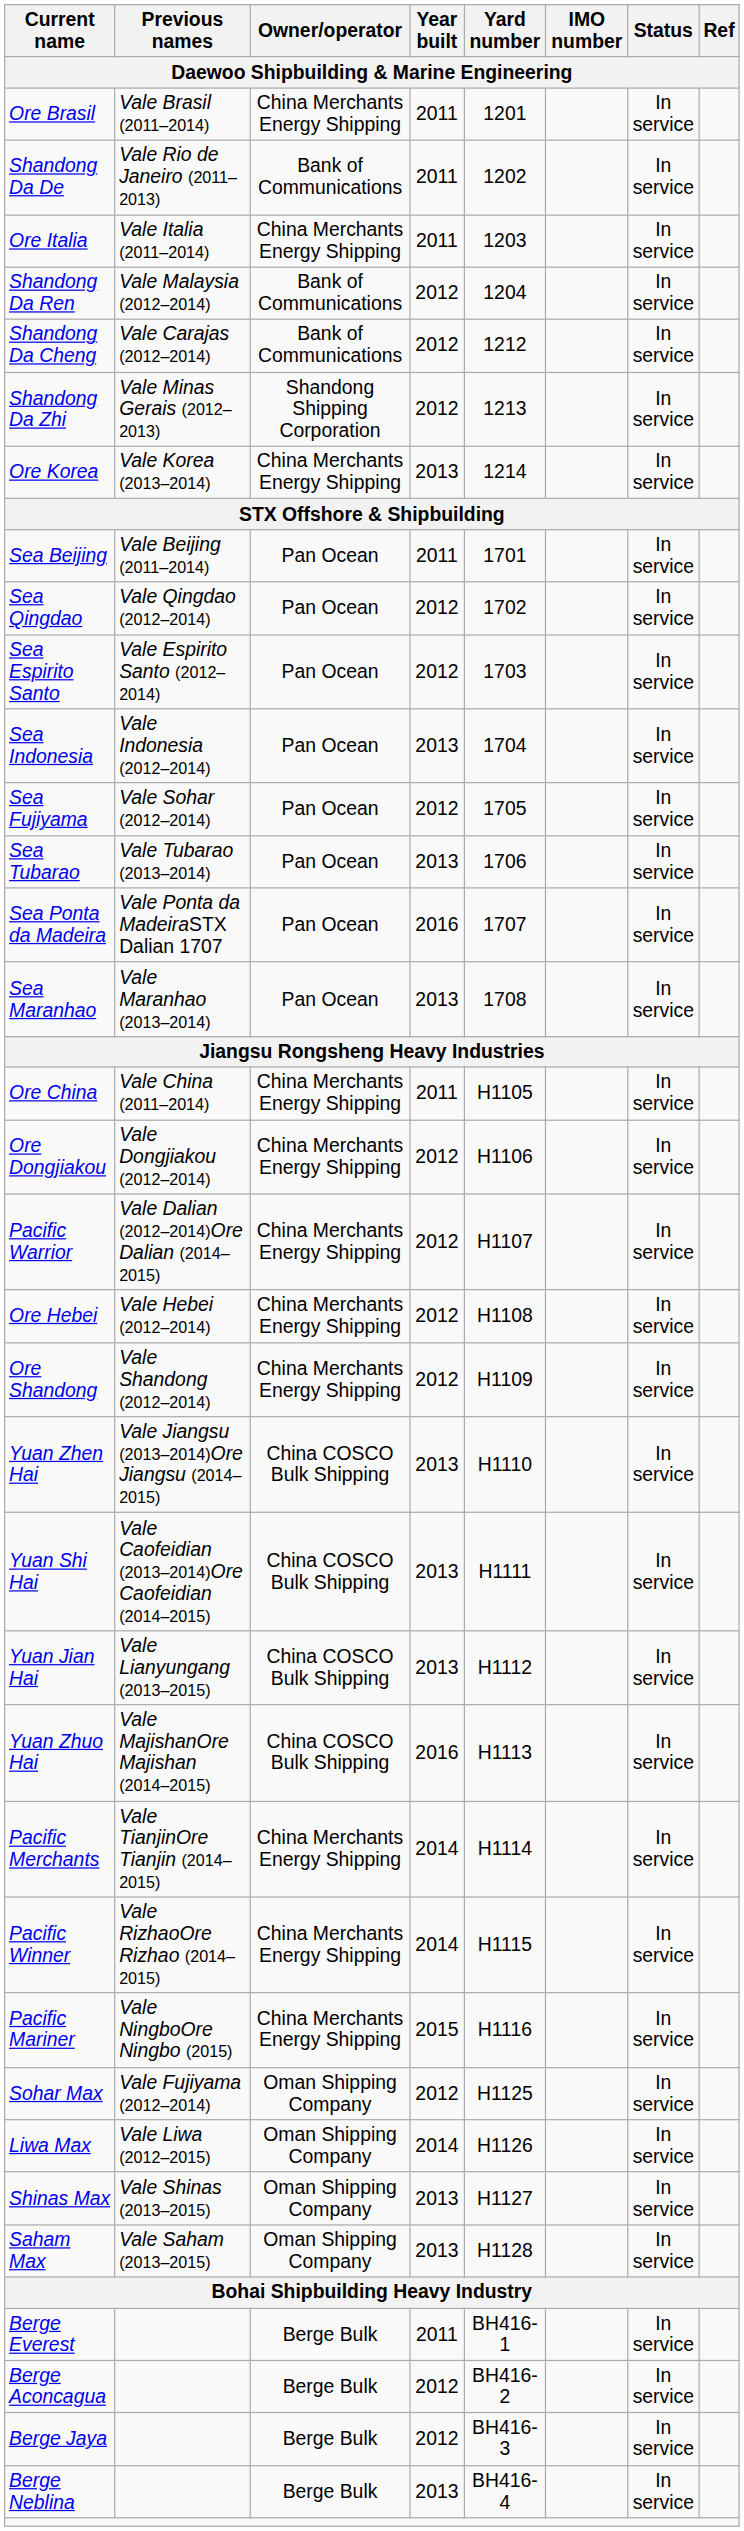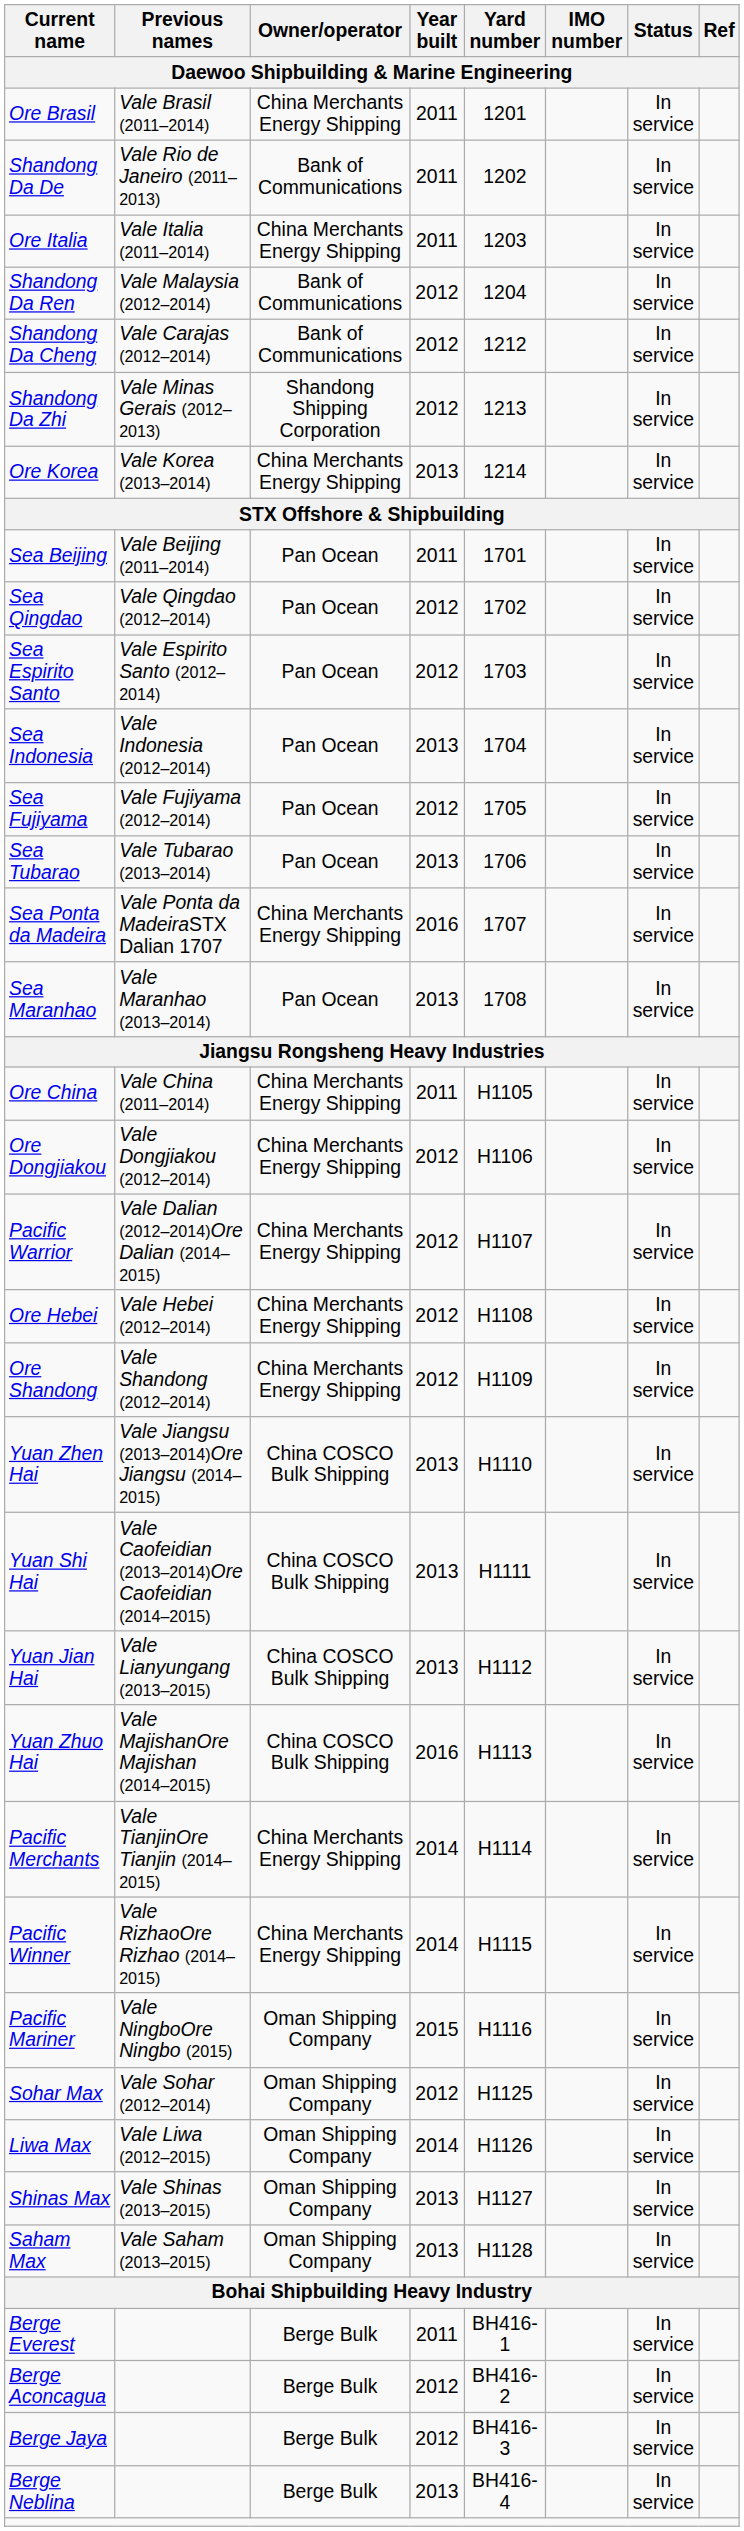(167, 809) Vale Sohar (2012–2014) -> (180, 809) Vale Fujiyama (2012–2014)
(330, 924) Pan Ocean -> (330, 924) China Merchants Energy Shipping
(330, 2029) China Merchants Energy Shipping -> (330, 2029) Oman Shipping Company
(180, 2093) Vale Fujiyama (2012–2014) -> (167, 2093) Vale Sohar (2012–2014)
